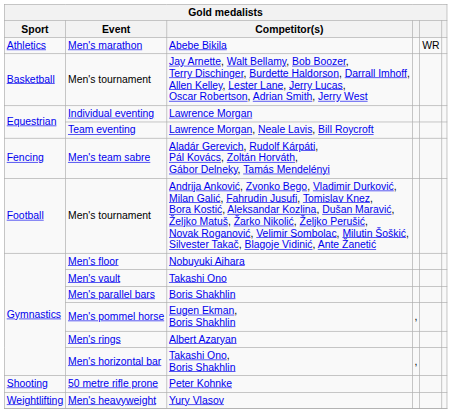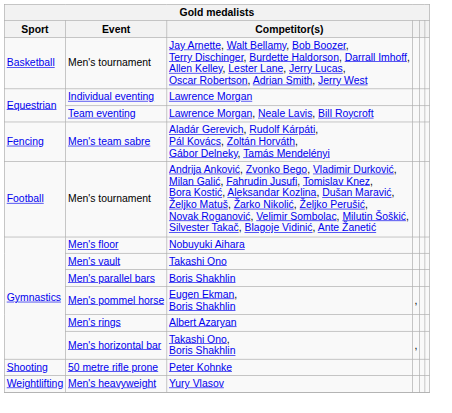- row: (198, 45)
